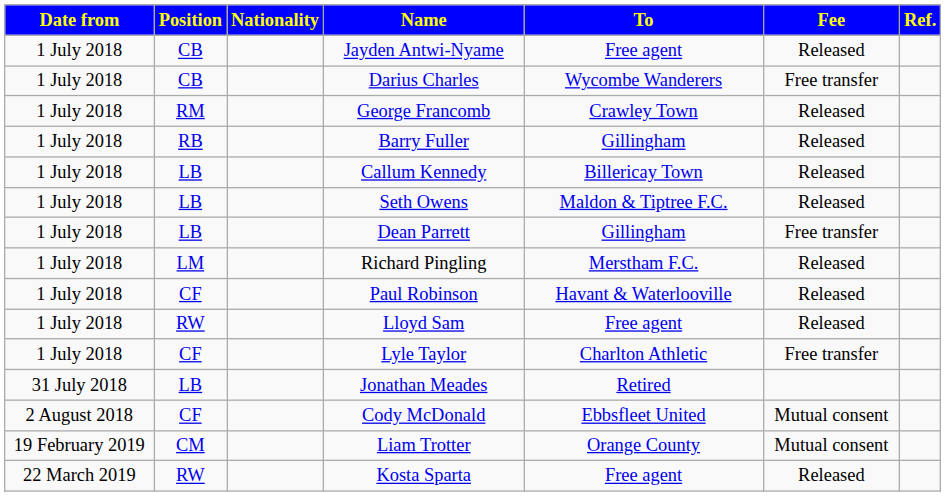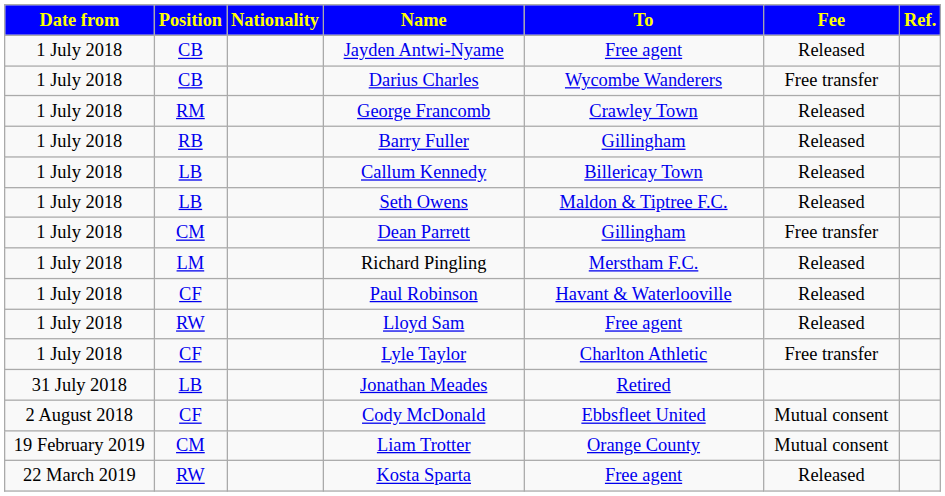(190, 232) LB -> (190, 232) CM
